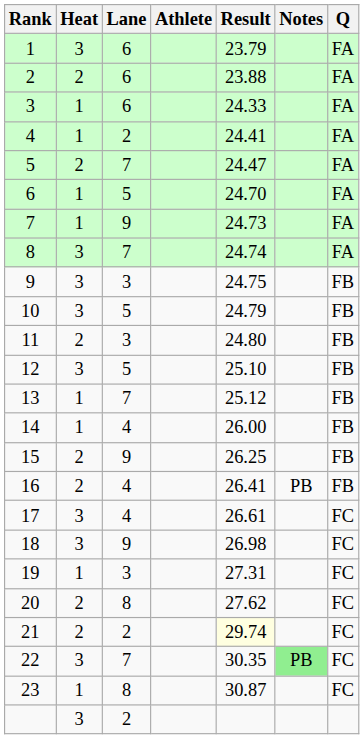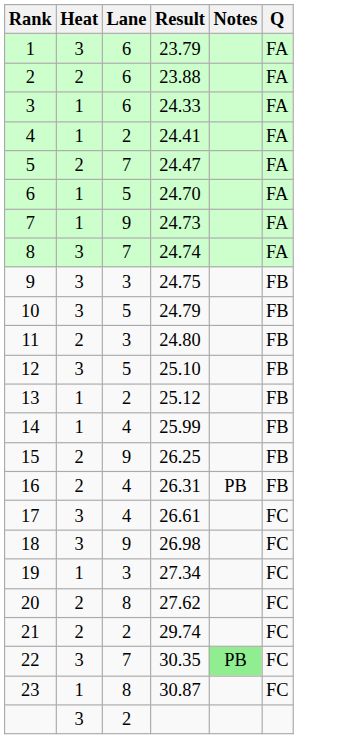- column: (184, 19)
(126, 398) 7 -> (126, 398) 2
(246, 427) 26.00 -> (180, 427) 25.99
(246, 485) 26.41 -> (180, 485) 26.31
(246, 573) 27.31 -> (180, 573) 27.34
(246, 631) lightyellow background -> (180, 631) no background
